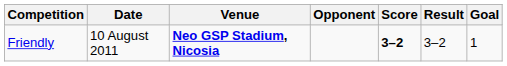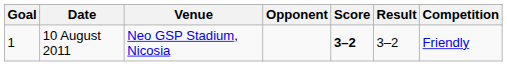columns swapped: (485, 14) <-> (46, 14)
(230, 43) bold -> (183, 43) normal
